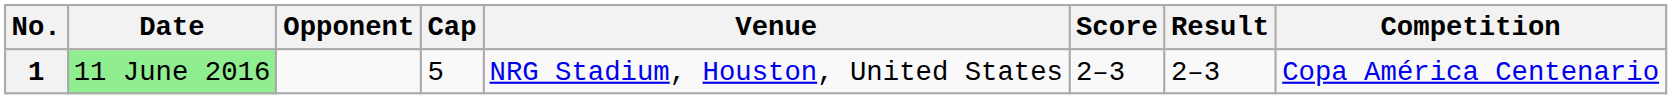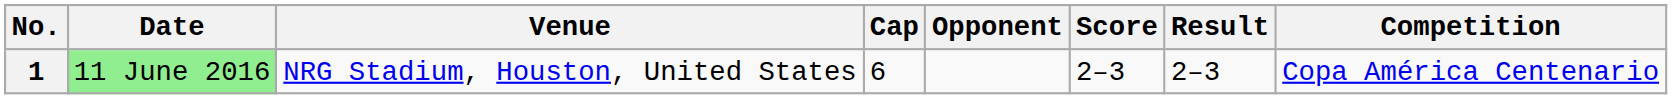columns swapped: (776, 27) <-> (349, 27)
(436, 72) 5 -> (878, 72) 6
